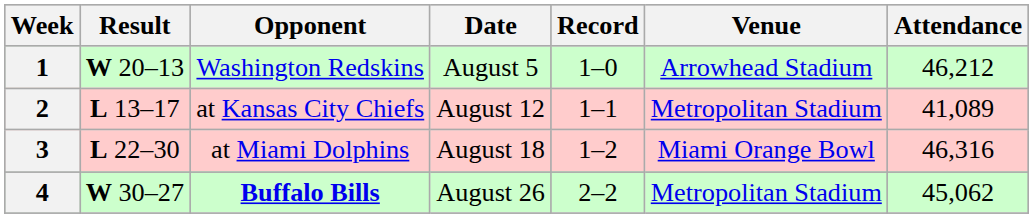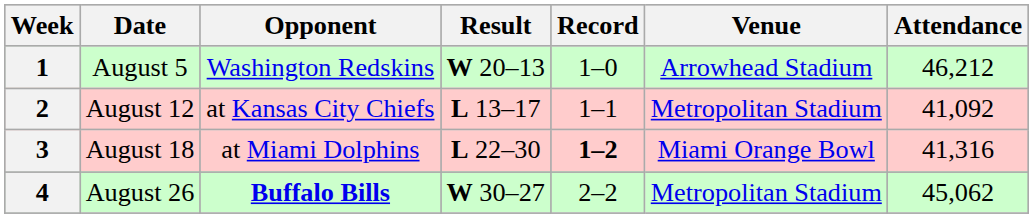columns swapped: (491, 25) <-> (135, 25)
(958, 108) 41,089 -> (958, 108) 41,092
(598, 150) normal -> (598, 150) bold
(958, 150) 46,316 -> (958, 150) 41,316
